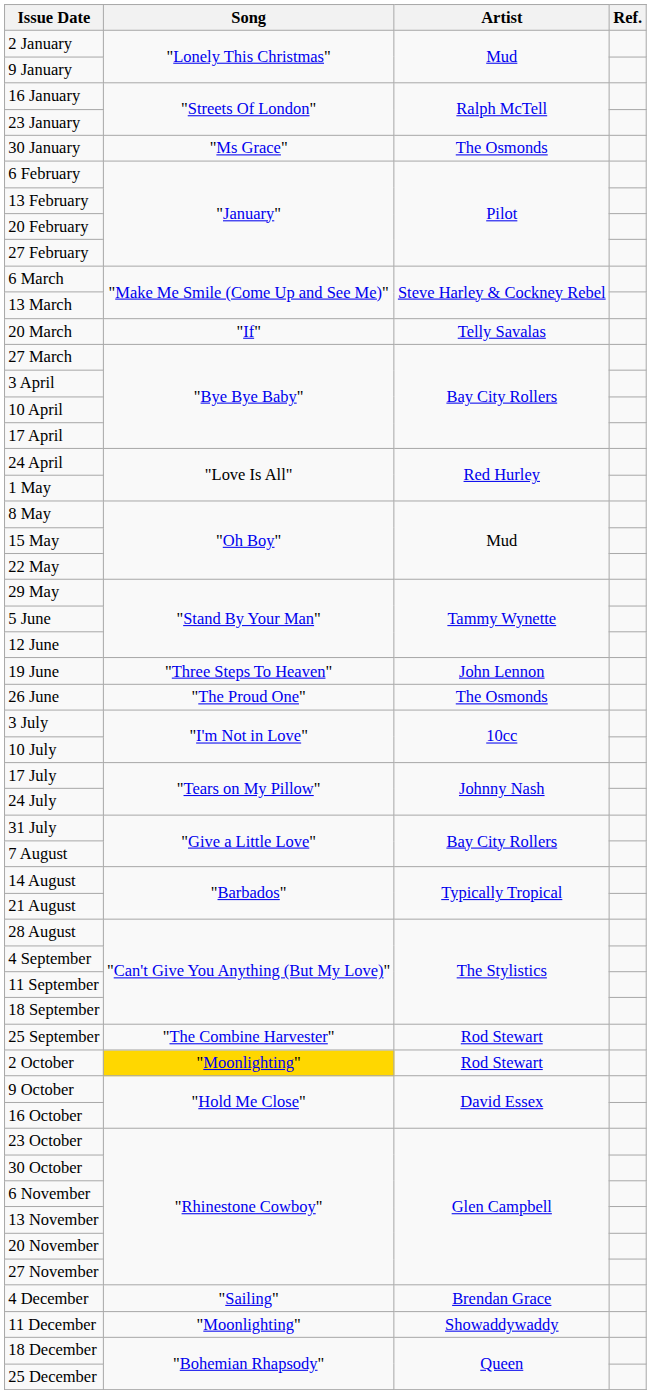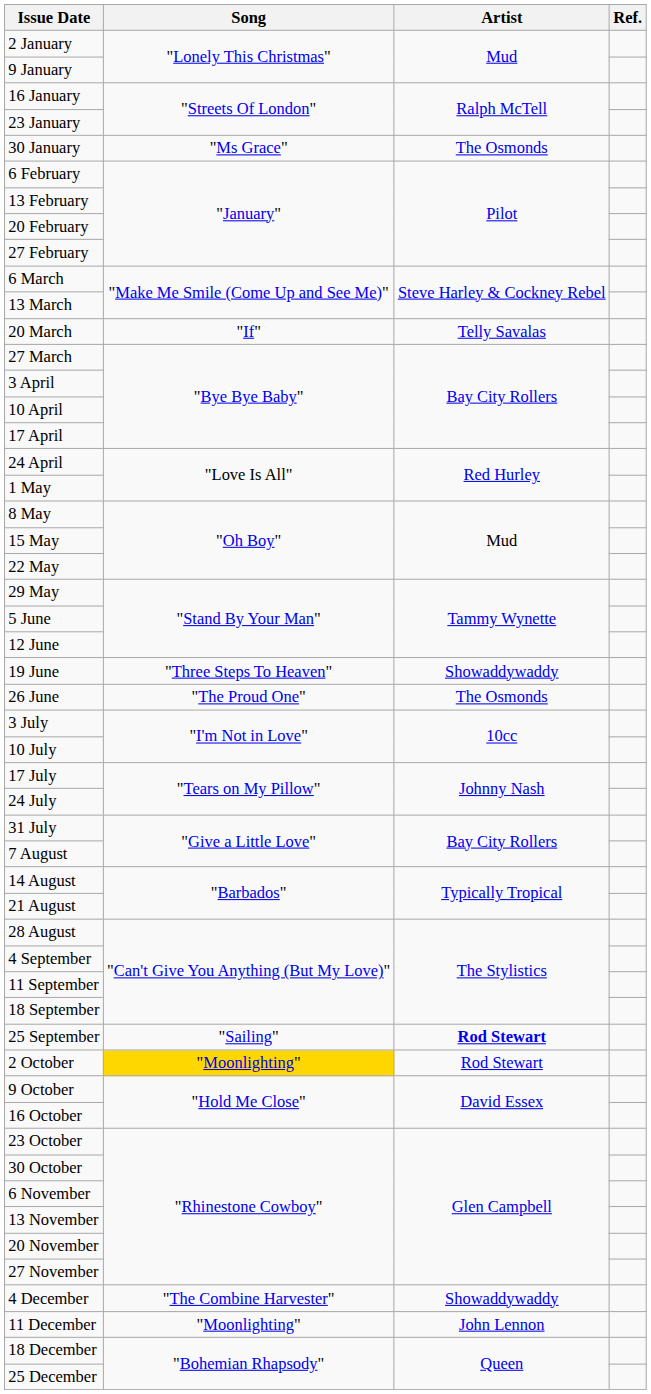(502, 670) John Lennon -> (502, 670) Showaddywaddy
(249, 1036) "The Combine Harvester" -> (249, 1036) "Sailing"
(502, 1036) normal -> (502, 1036) bold
(249, 1298) "Sailing" -> (249, 1298) "The Combine Harvester"
(502, 1298) Brendan Grace -> (502, 1298) Showaddywaddy
(502, 1324) Showaddywaddy -> (502, 1324) John Lennon
